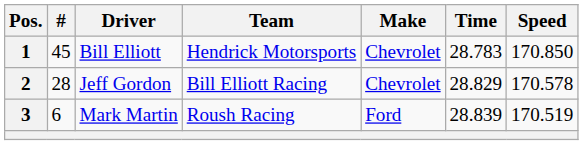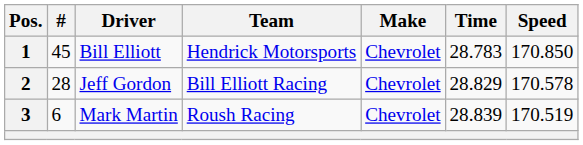(383, 115) Ford -> (403, 115) Chevrolet
